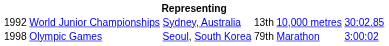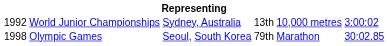(364, 22) 30:02.85 -> (362, 22) 3:00:02
(362, 37) 3:00:02 -> (364, 37) 30:02.85
